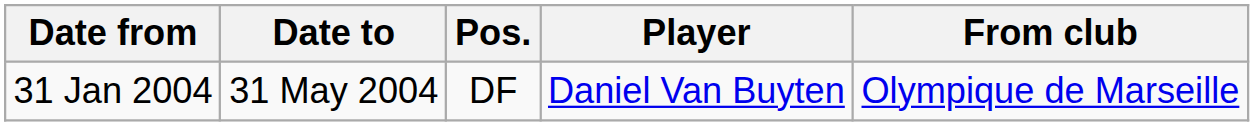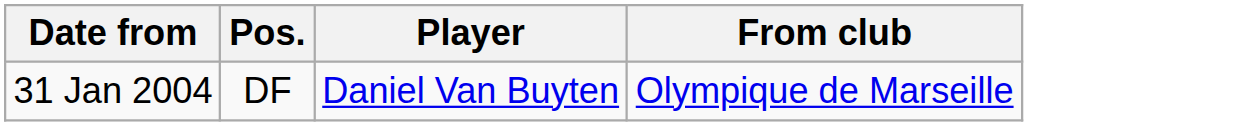- column: (334, 33)
